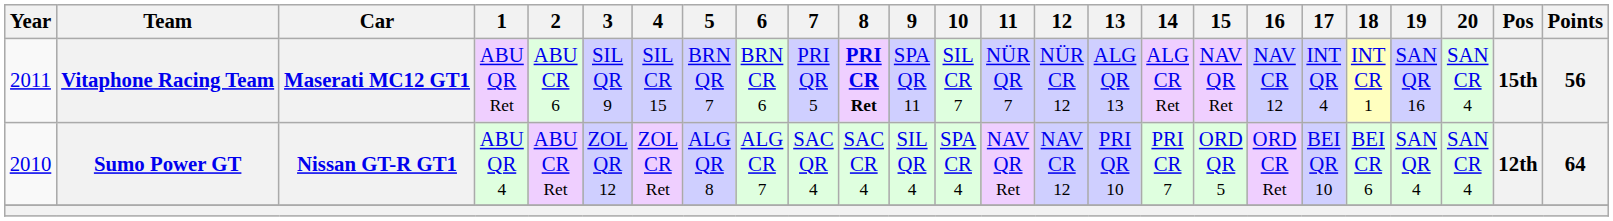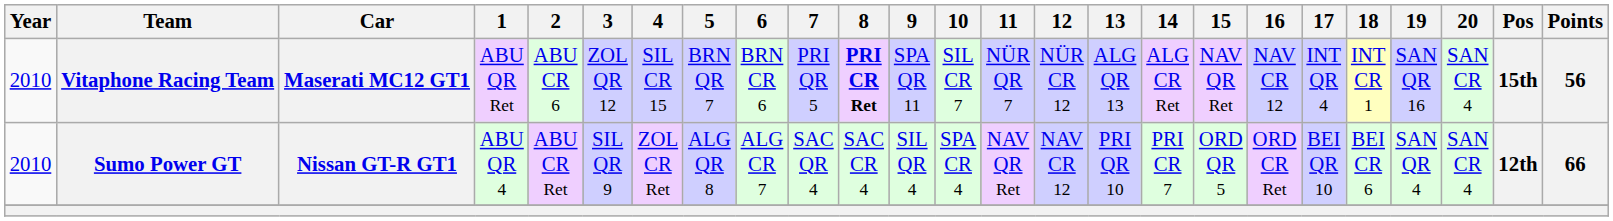(30, 80) 2011 -> (30, 80) 2010
(608, 79) SIL QR 9 -> (608, 79) ZOL QR 12
(608, 162) ZOL QR 12 -> (608, 162) SIL QR 9
(1575, 163) 64 -> (1575, 163) 66
